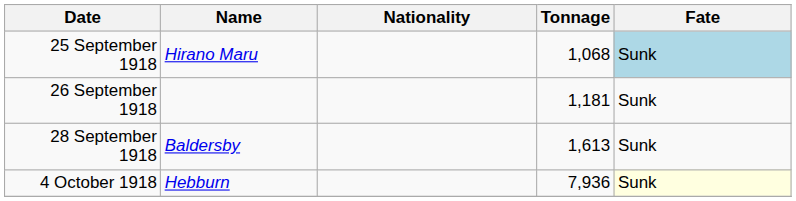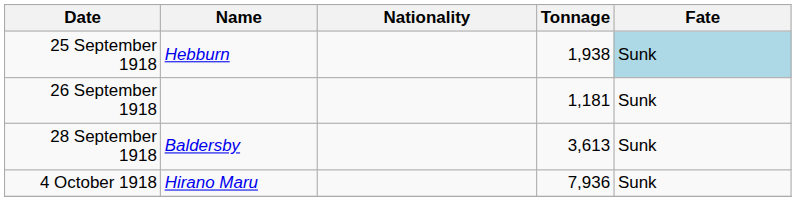(211, 54) Hirano Maru -> (197, 54) Hebburn
(589, 54) 1,068 -> (589, 54) 1,938
(589, 146) 1,613 -> (589, 146) 3,613
(197, 182) Hebburn -> (211, 182) Hirano Maru
(637, 182) lightyellow background -> (637, 182) no background
